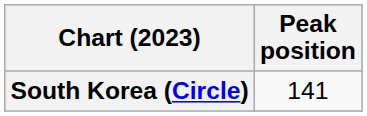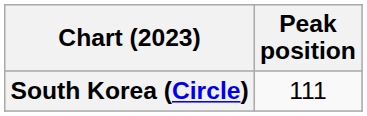(308, 90) 141 -> (308, 90) 111
